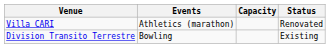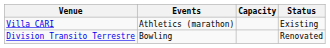(302, 24) Renovated -> (299, 24) Existing
(299, 37) Existing -> (302, 37) Renovated
